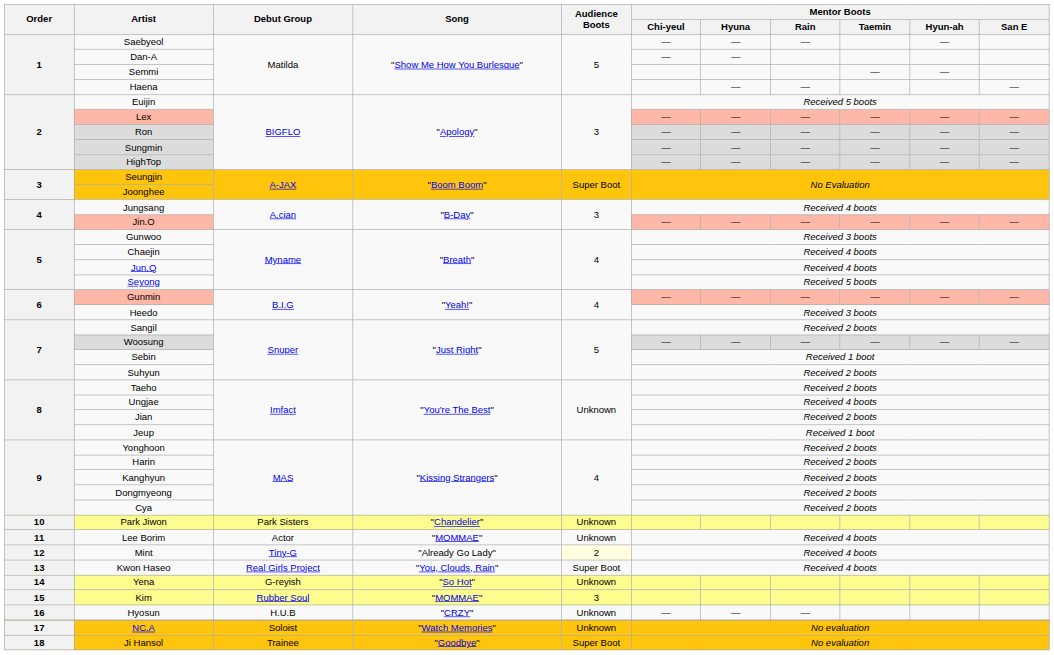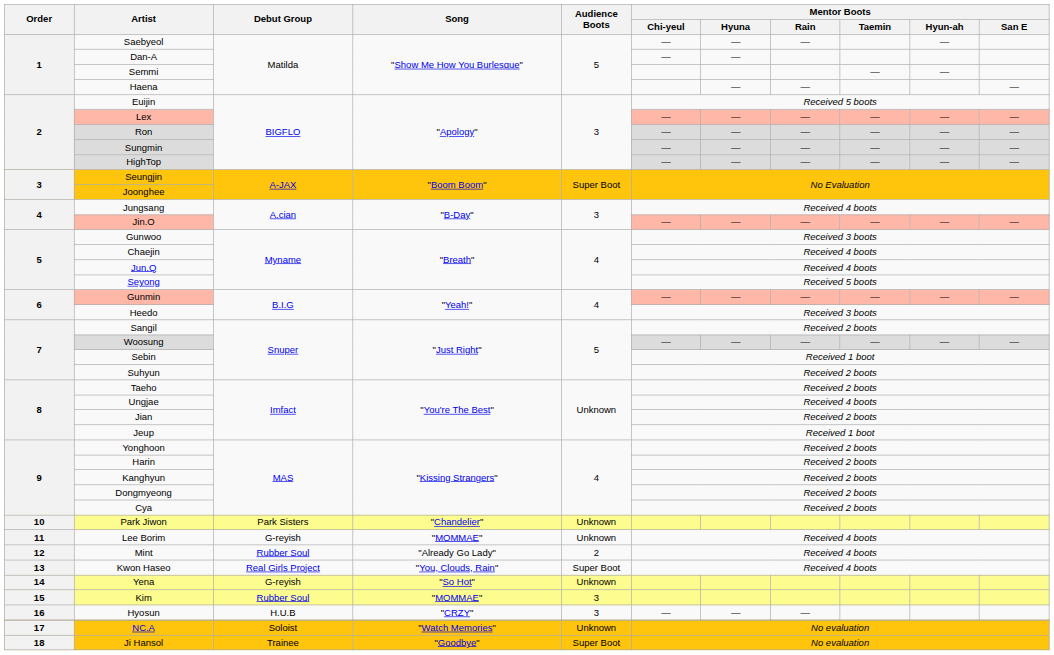(283, 538) Actor -> (283, 538) G-reyish
(283, 553) Tiny-G -> (283, 553) Rubber Soul
(596, 553) lightyellow background -> (596, 553) no background
(596, 613) Unknown -> (596, 613) 3
